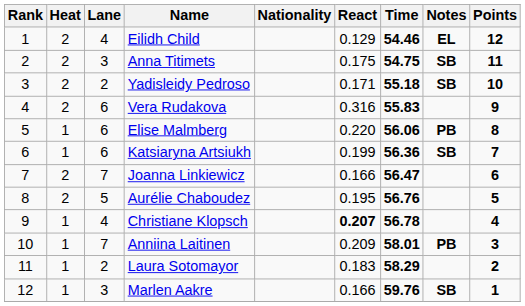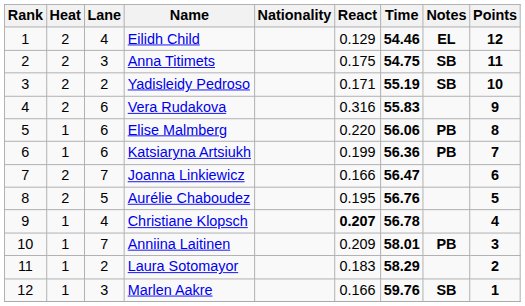(402, 84) 55.18 -> (402, 84) 55.19
(446, 152) SB -> (446, 152) PB
